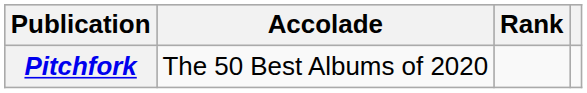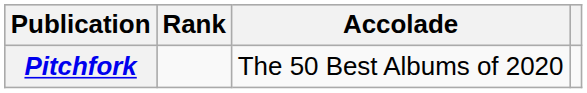columns swapped: (325, 25) <-> (532, 25)
